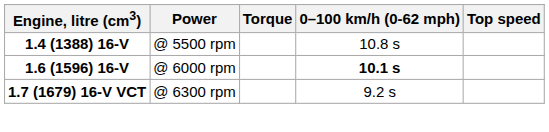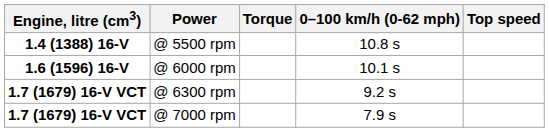(380, 68) bold -> (380, 68) normal
+ row: (194, 115)
